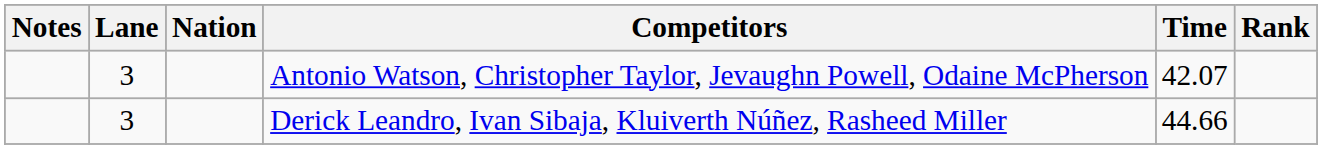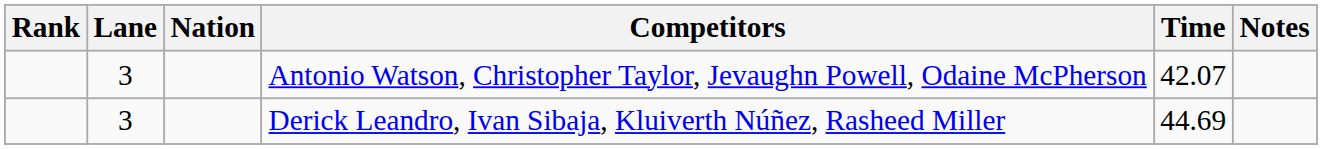columns swapped: (1275, 27) <-> (47, 27)
(1195, 120) 44.66 -> (1193, 120) 44.69
